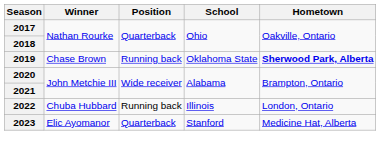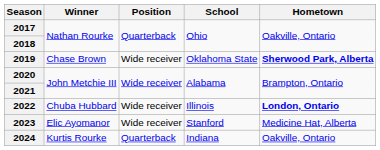(151, 59) Running back -> (151, 59) Wide receiver
(151, 106) Running back -> (151, 106) Wide receiver
(298, 106) normal -> (301, 106) bold
(148, 122) Quarterback -> (151, 122) Wide receiver
+ row: (24, 138)
